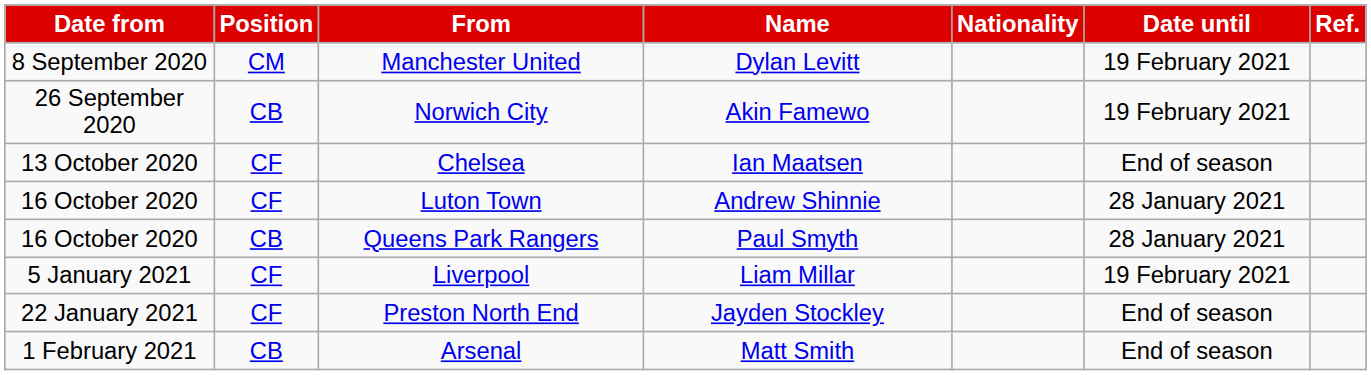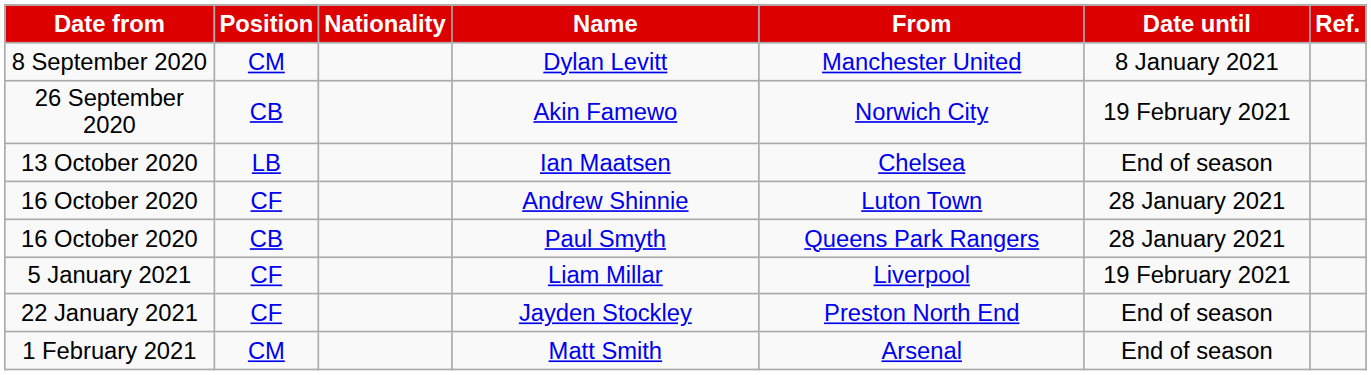columns swapped: (1018, 24) <-> (481, 24)
(1197, 62) 19 February 2021 -> (1197, 62) 8 January 2021
(266, 163) CF -> (266, 163) LB
(266, 351) CB -> (266, 351) CM
